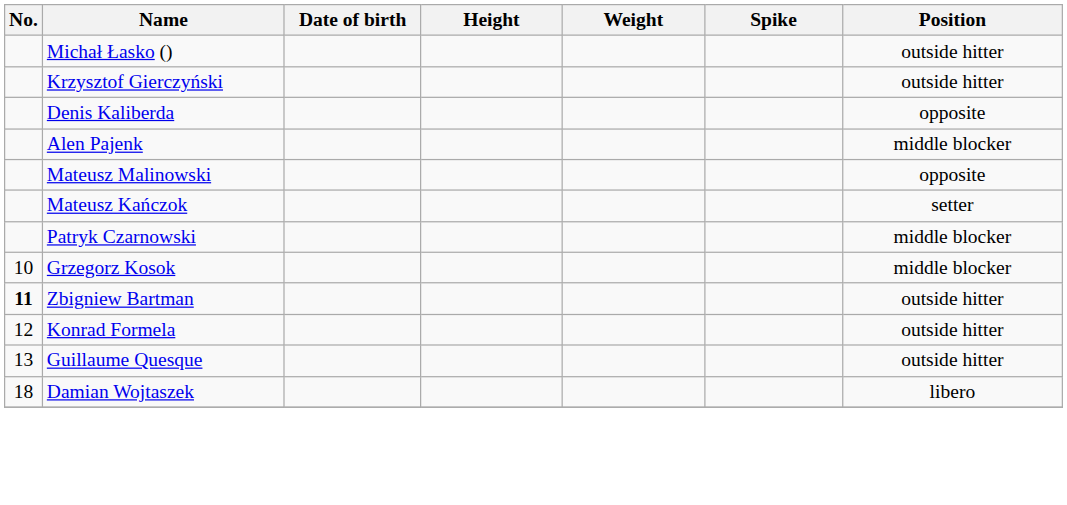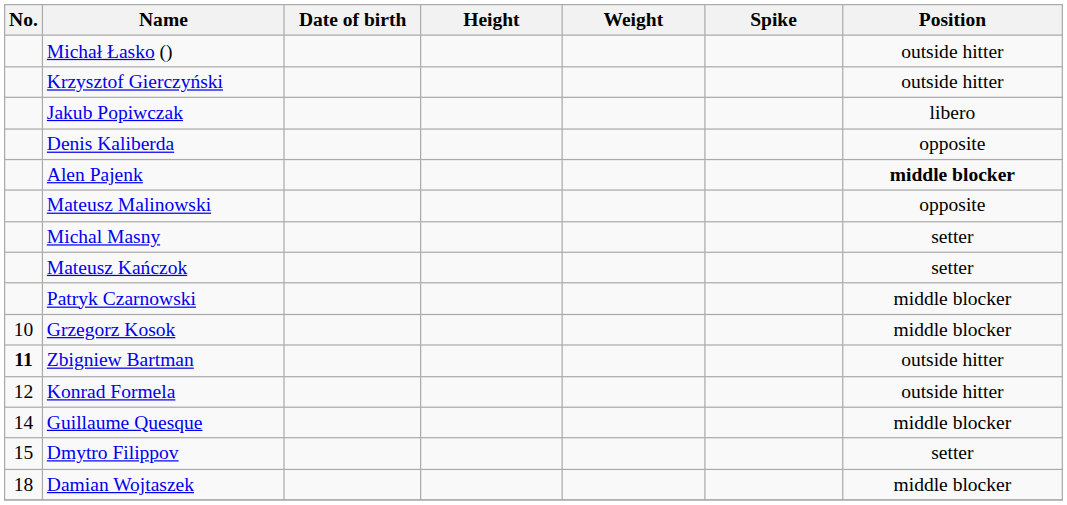+ row: (115, 112)
(952, 143) normal -> (952, 174) bold
+ row: (104, 236)
(23, 360) 13 -> (23, 422) 14
(952, 360) outside hitter -> (952, 422) middle blocker
+ row: (113, 453)
(952, 391) libero -> (952, 484) middle blocker
